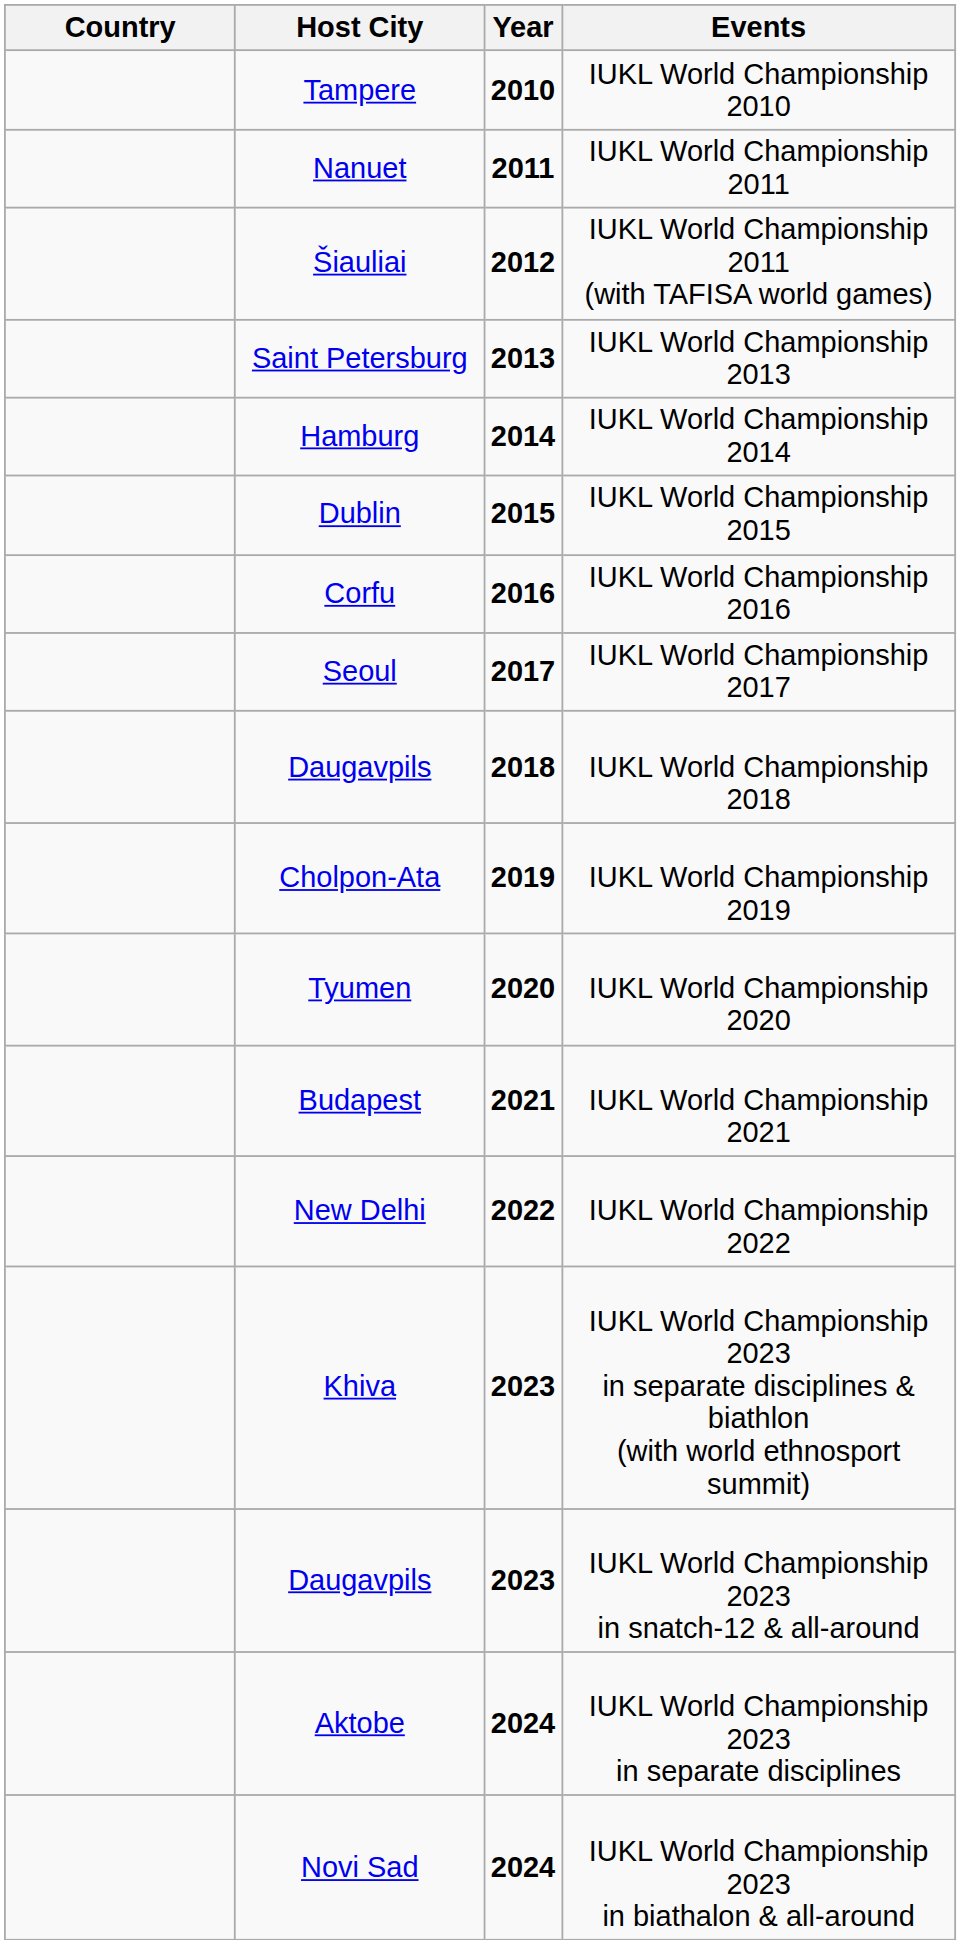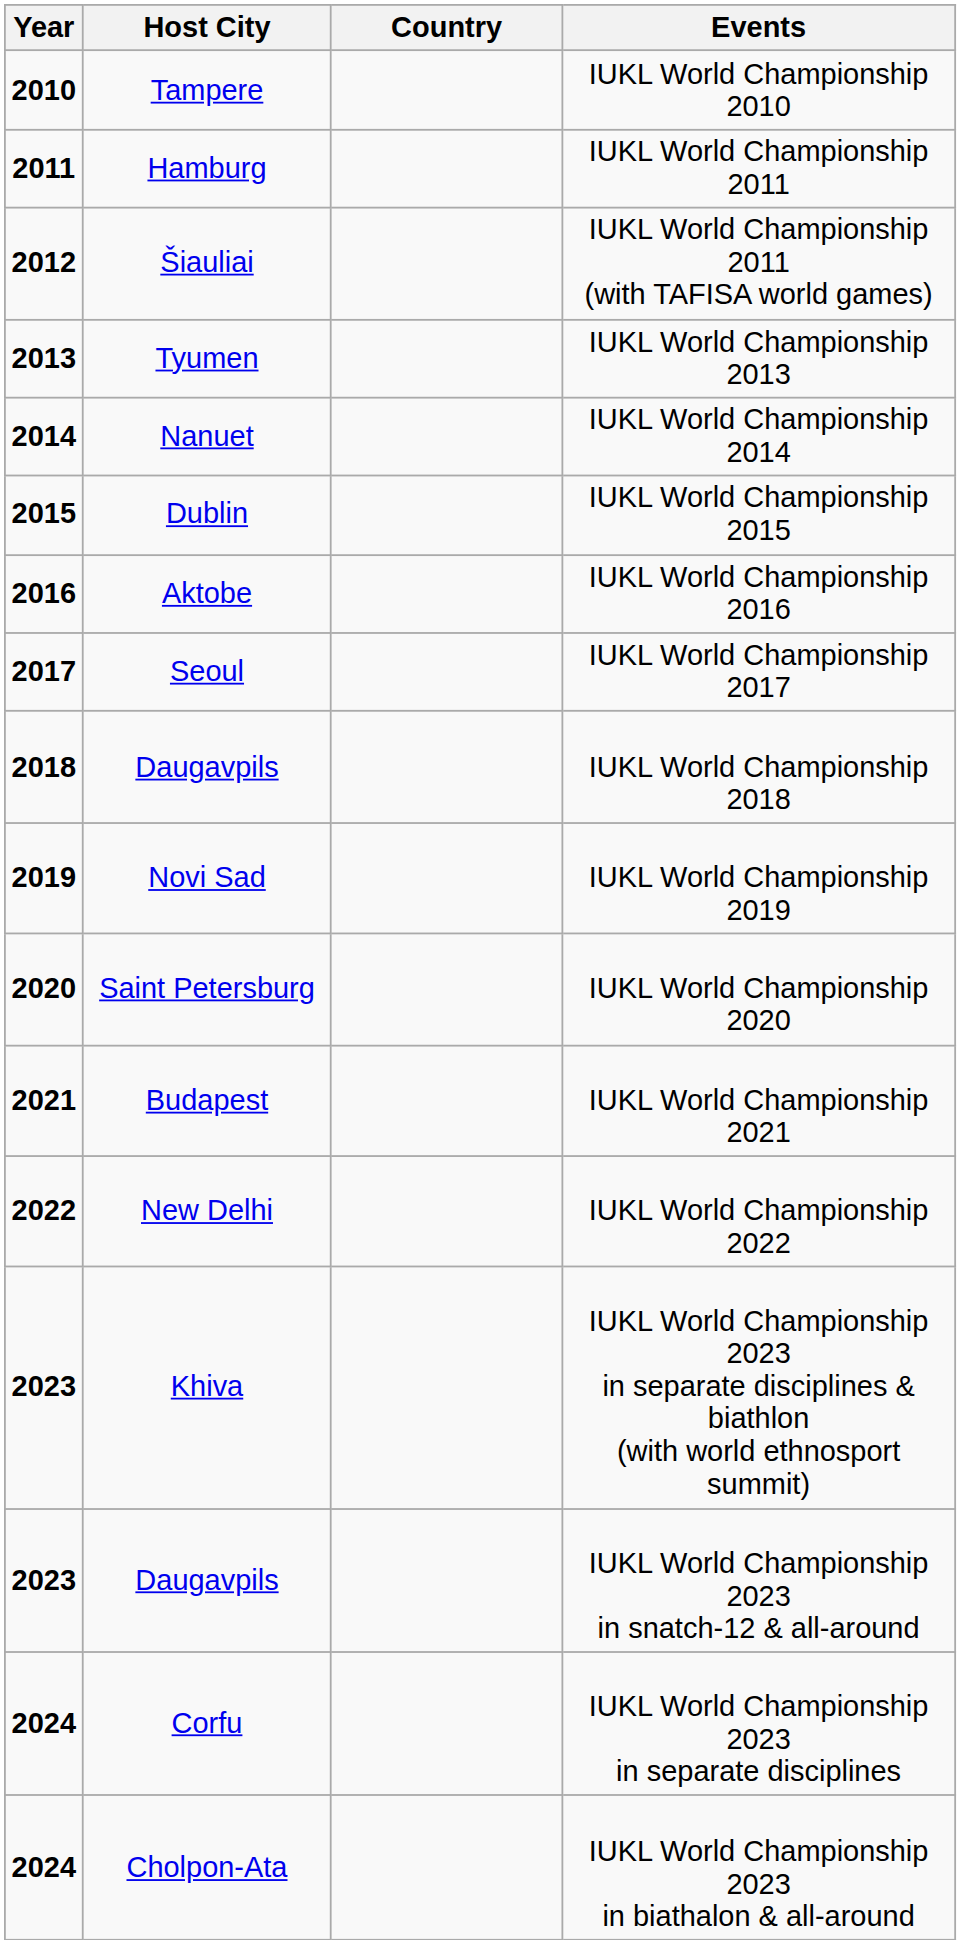columns swapped: (523, 27) <-> (120, 27)
(360, 168) Nanuet -> (207, 168) Hamburg
(360, 357) Saint Petersburg -> (207, 357) Tyumen
(360, 436) Hamburg -> (207, 436) Nanuet
(360, 593) Corfu -> (207, 593) Aktobe
(360, 877) Cholpon-Ata -> (207, 877) Novi Sad
(360, 988) Tyumen -> (207, 988) Saint Petersburg
(360, 1723) Aktobe -> (207, 1723) Corfu
(360, 1867) Novi Sad -> (207, 1867) Cholpon-Ata
